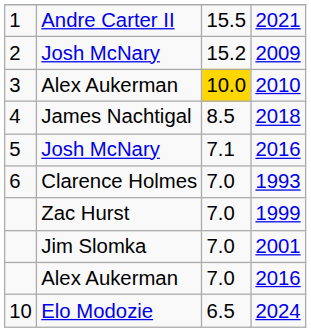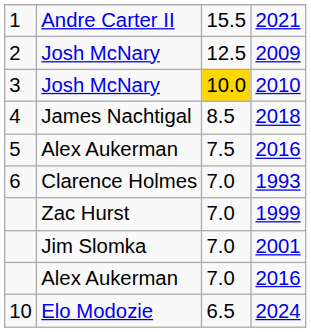(226, 52) 15.2 -> (226, 52) 12.5
(110, 85) Alex Aukerman -> (101, 85) Josh McNary
(101, 149) Josh McNary -> (110, 149) Alex Aukerman
(221, 149) 7.1 -> (221, 149) 7.5
